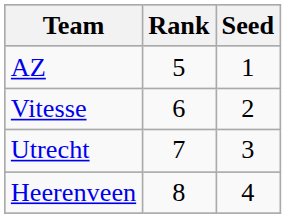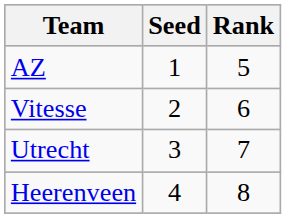columns swapped: (179, 25) <-> (248, 25)
